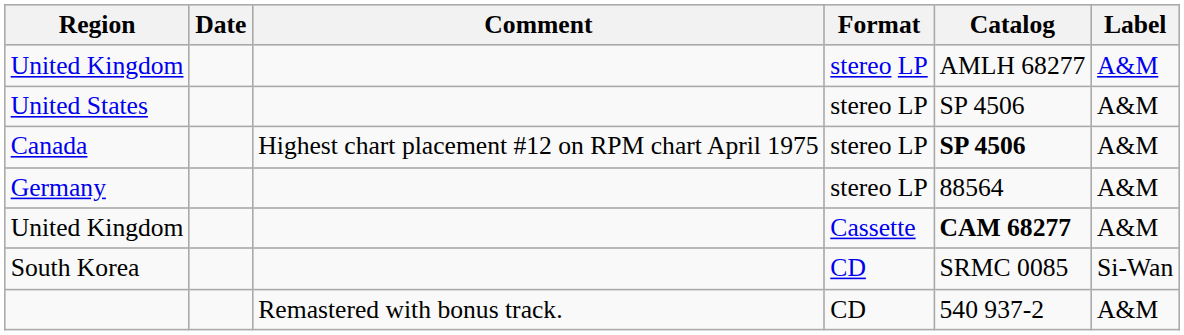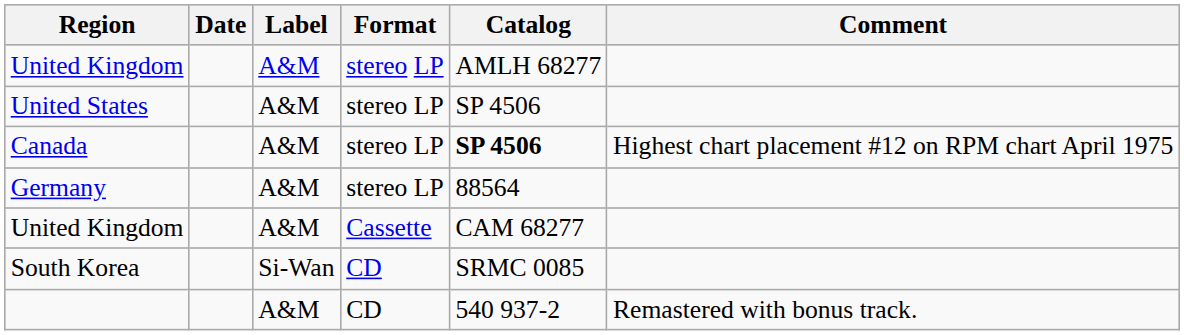columns swapped: (1135, 24) <-> (538, 24)
(1005, 227) bold -> (520, 227) normal
